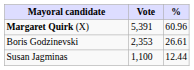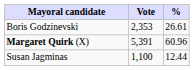rows swapped: (48, 27) <-> (42, 42)
